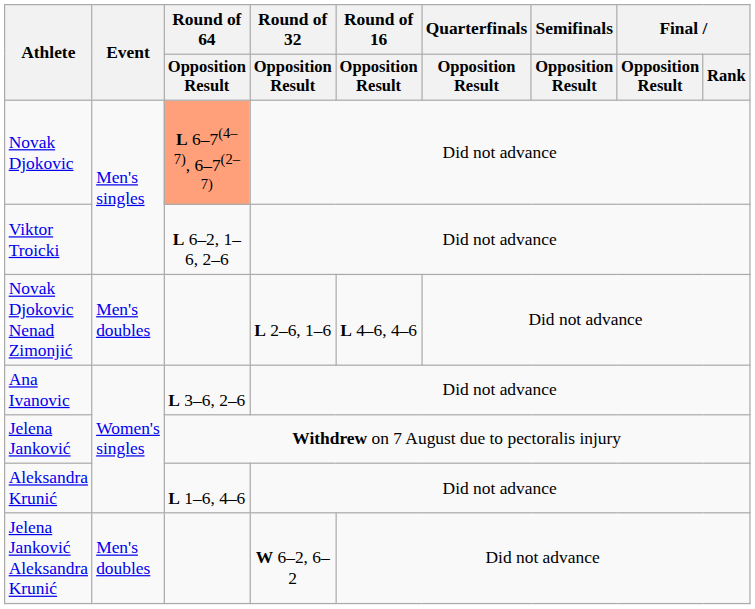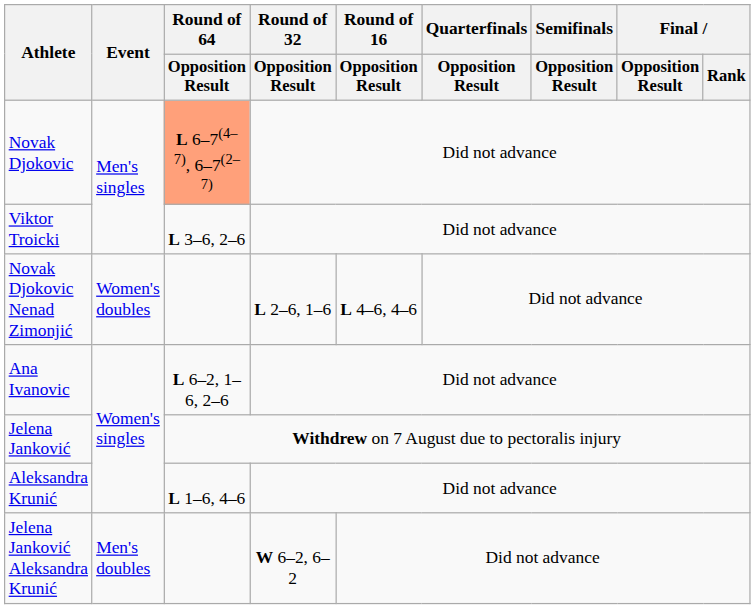(207, 250) L 6–2, 1–6, 2–6 -> (207, 239) L 3–6, 2–6
(123, 320) Men's doubles -> (128, 299) Women's doubles
(207, 400) L 3–6, 2–6 -> (207, 389) L 6–2, 1–6, 2–6
